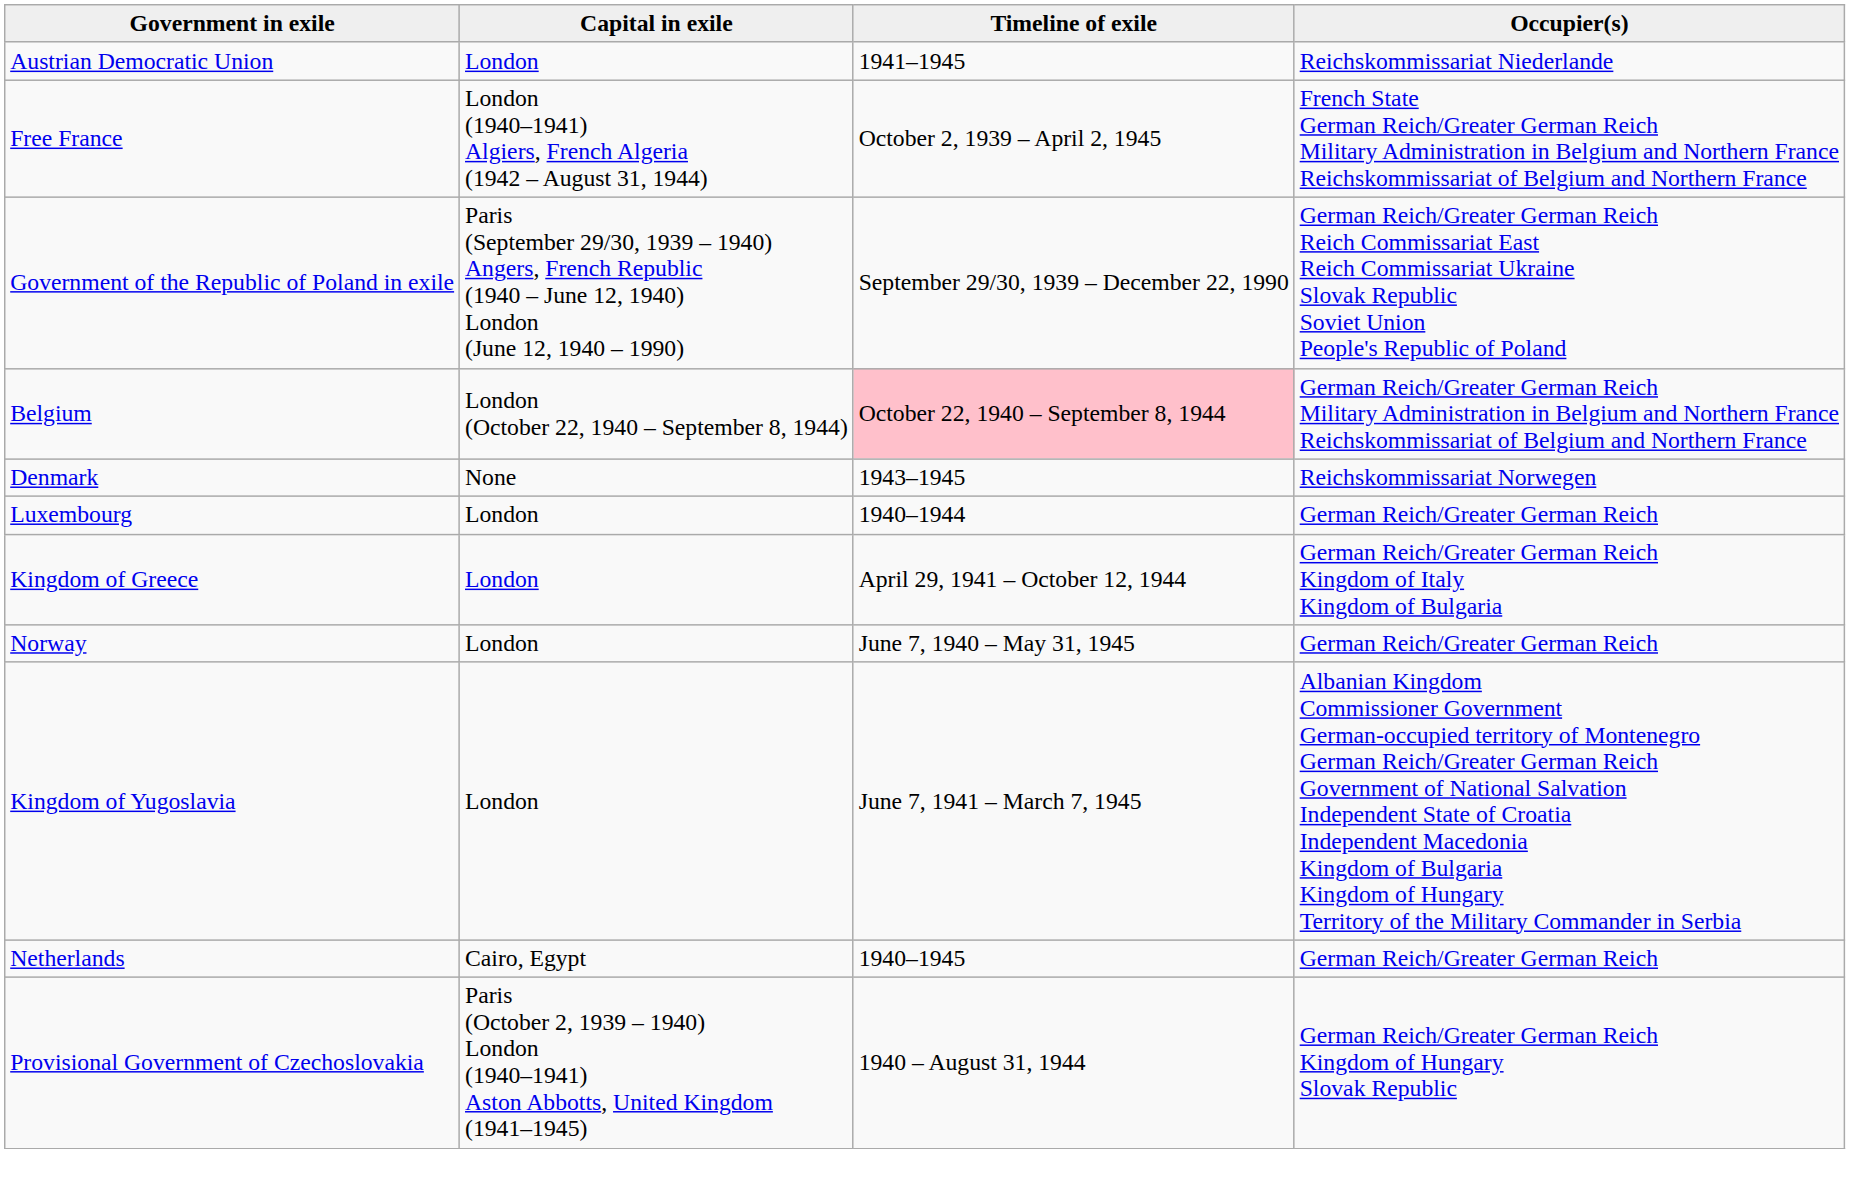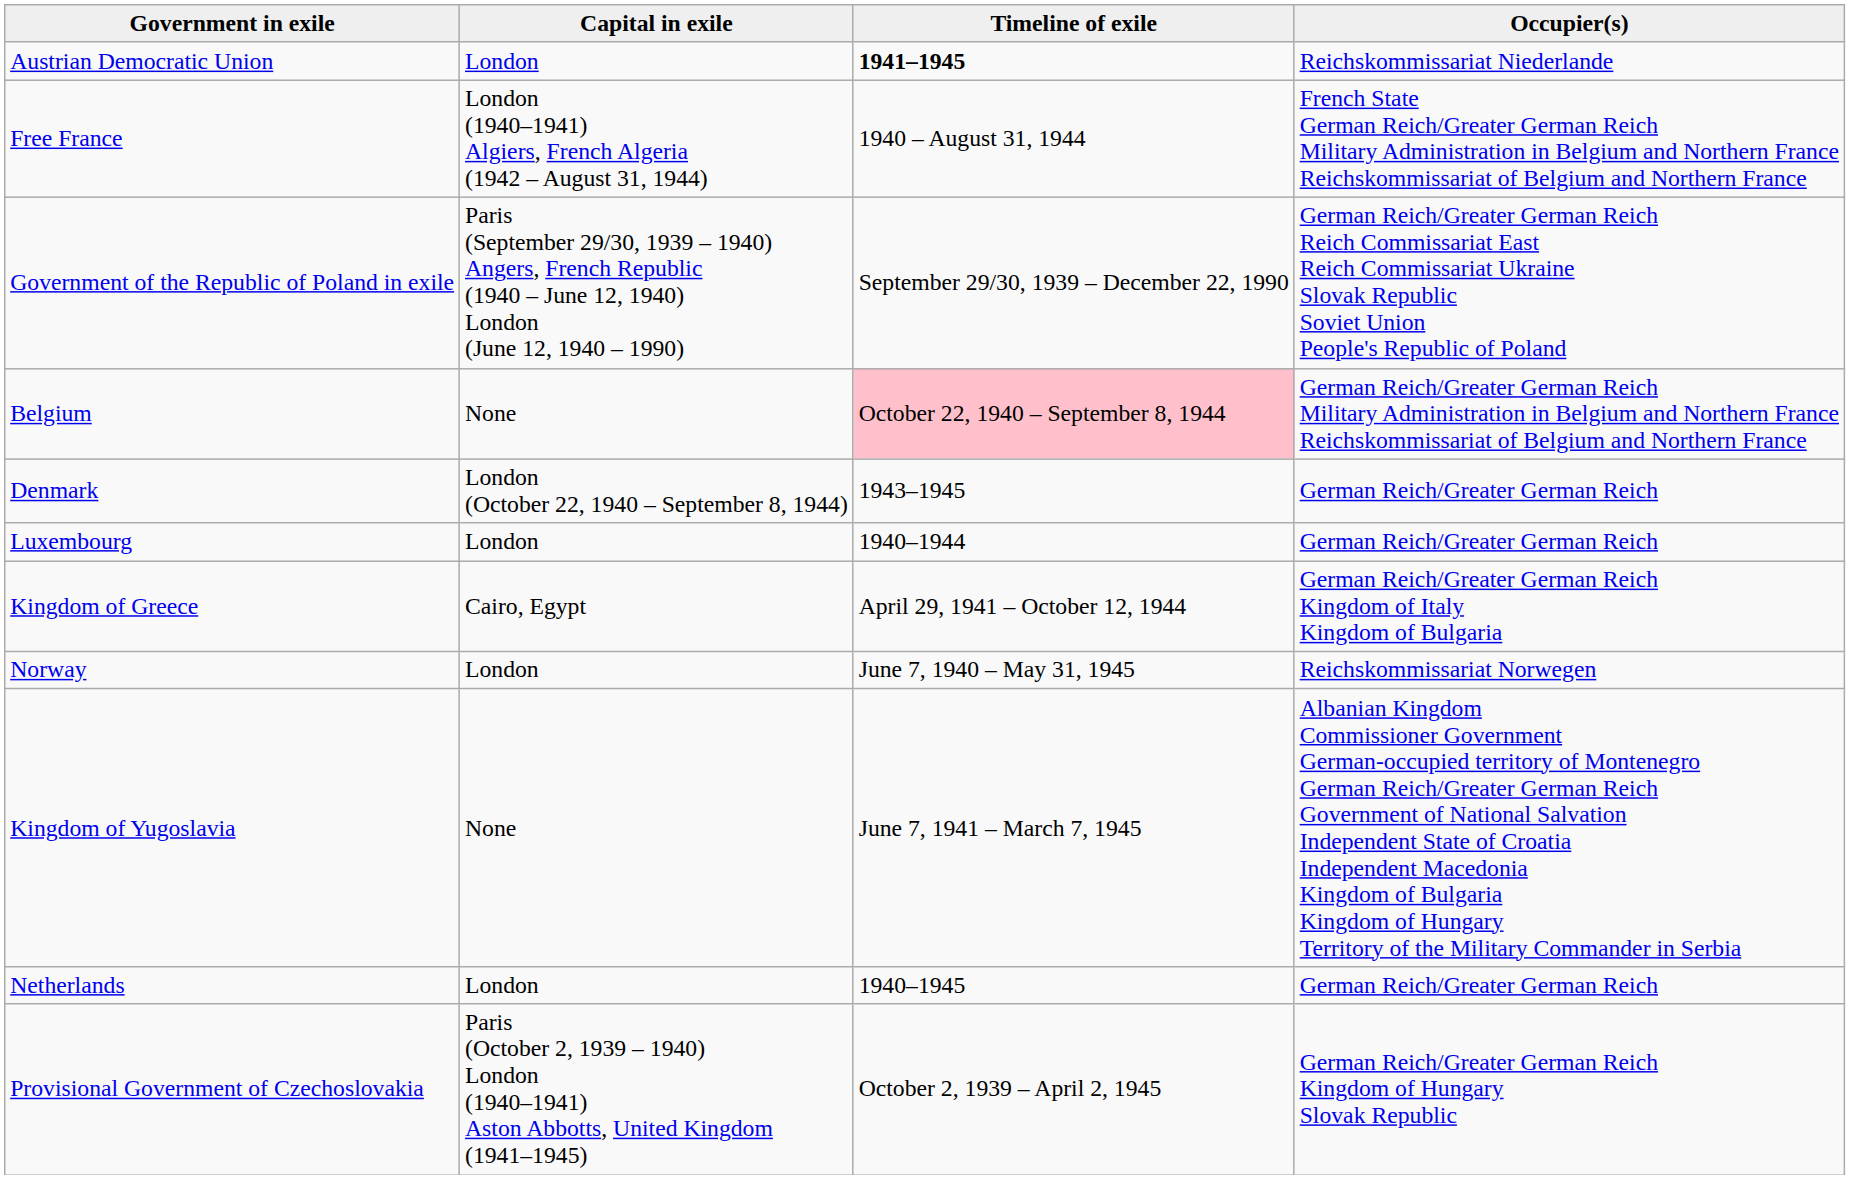(912, 60) normal -> (912, 60) bold
(1010, 138) October 2, 1939 – April 2, 1945 -> (972, 138) 1940 – August 31, 1944
(656, 413) London (October 22, 1940 – September 8, 1944) -> (491, 413) None
(491, 477) None -> (656, 490) London (October 22, 1940 – September 8, 1944)
(1448, 477) Reichskommissariat Norwegen -> (1479, 490) German Reich/Greater German Reich
(502, 579) London -> (526, 605) Cairo, Egypt
(1479, 643) German Reich/Greater German Reich -> (1448, 670) Reichskommissariat Norwegen
(502, 800) London -> (491, 827) None
(526, 958) Cairo, Egypt -> (502, 984) London
(972, 1062) 1940 – August 31, 1944 -> (1010, 1089) October 2, 1939 – April 2, 1945
